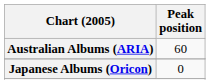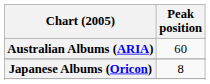(181, 68) 0 -> (181, 68) 8
